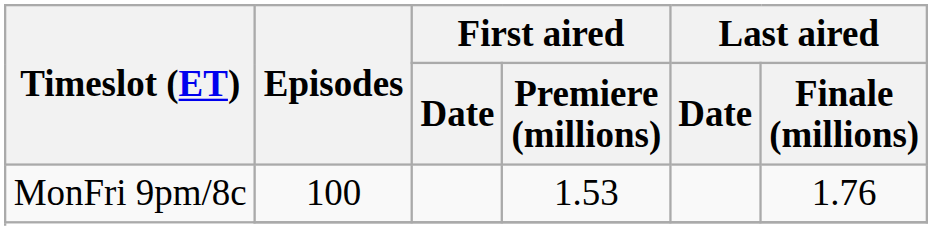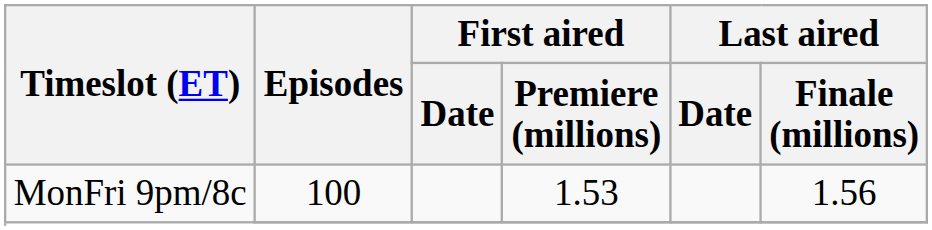(844, 192) 1.76 -> (844, 192) 1.56
